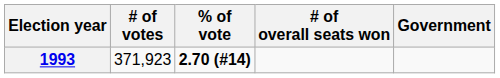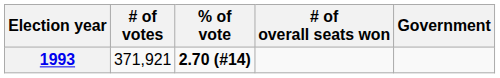(143, 60) 371,923 -> (143, 60) 371,921
